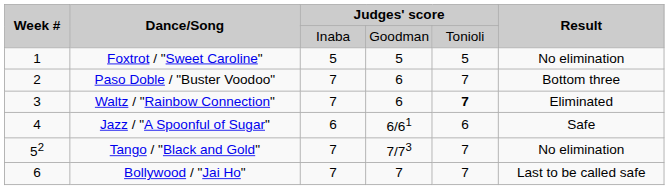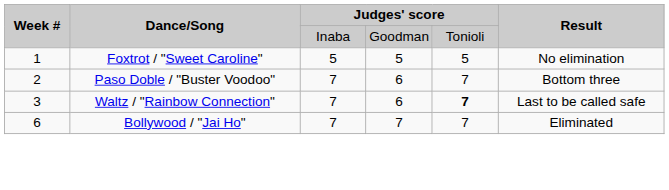(581, 101) Eliminated -> (581, 101) Last to be called safe
- row: (185, 124)
- row: (185, 150)
(581, 173) Last to be called safe -> (581, 123) Eliminated
